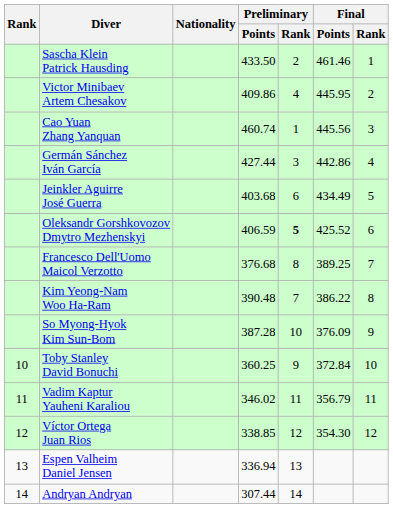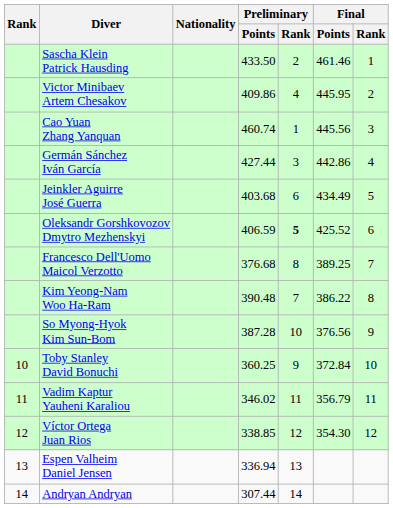(333, 331) 376.09 -> (333, 331) 376.56
